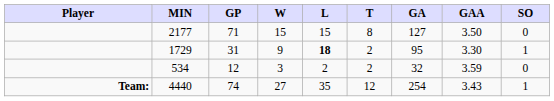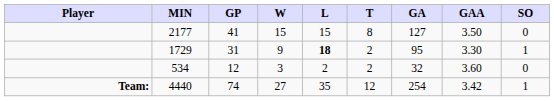(233, 31) 71 -> (233, 31) 41
(472, 68) 3.59 -> (472, 68) 3.60
(472, 86) 3.43 -> (472, 86) 3.42
